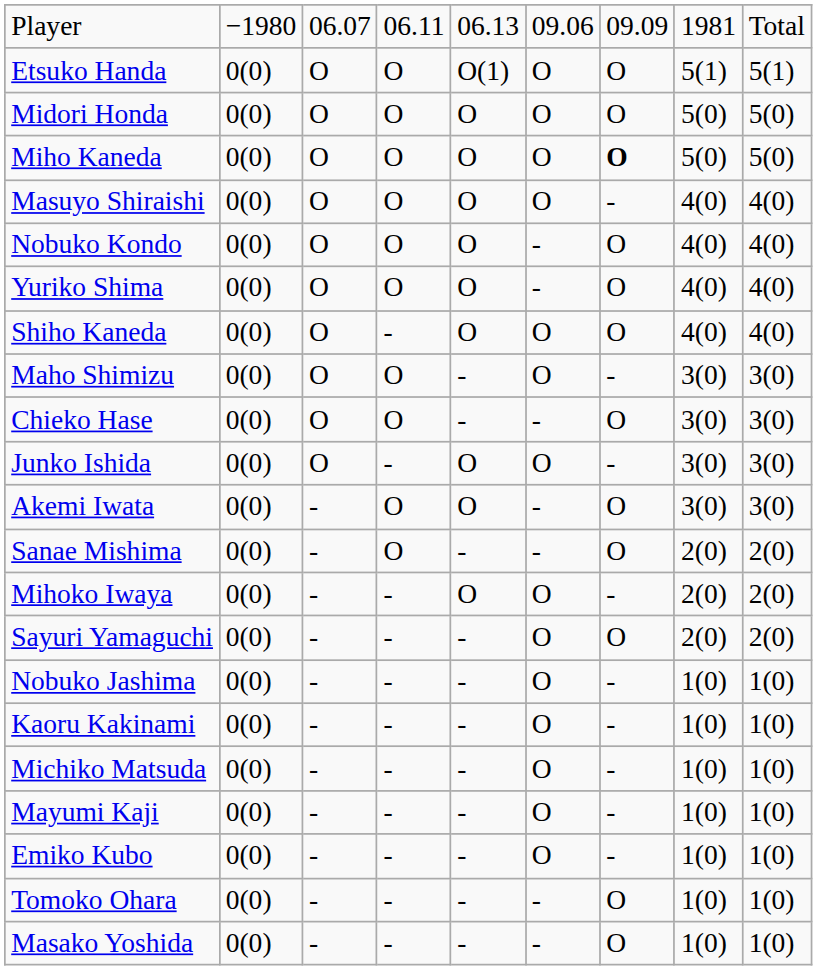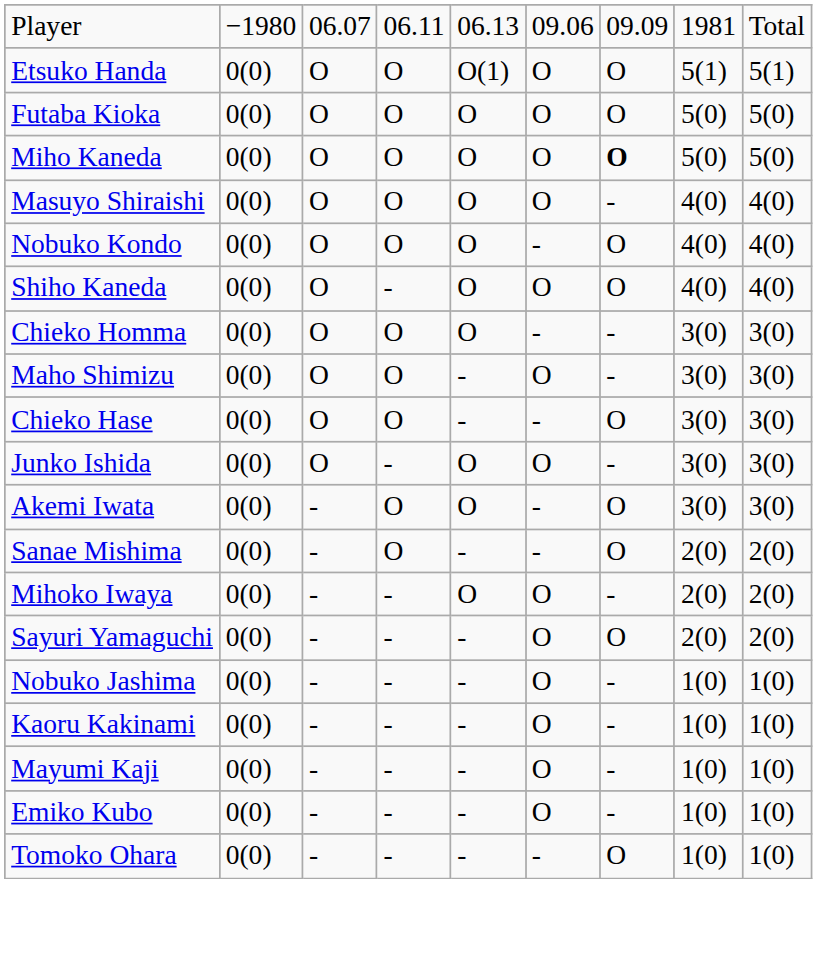- row: (90, 113)
+ row: (86, 113)
- row: (87, 288)
+ row: (99, 331)
- row: (109, 768)
- row: (102, 942)
